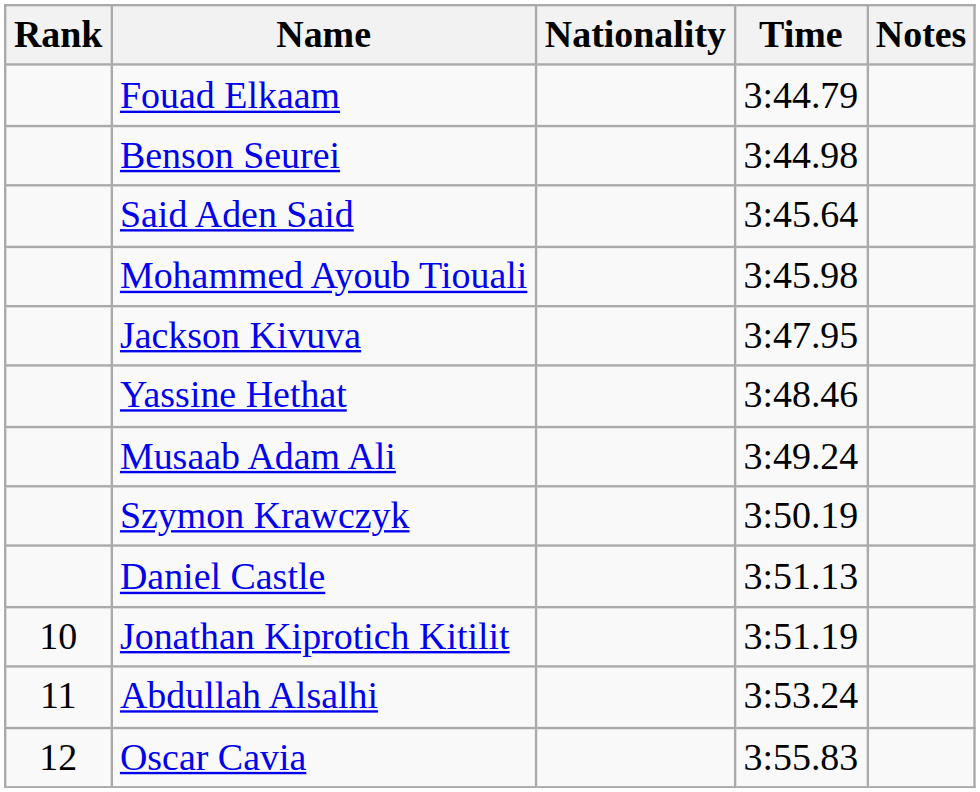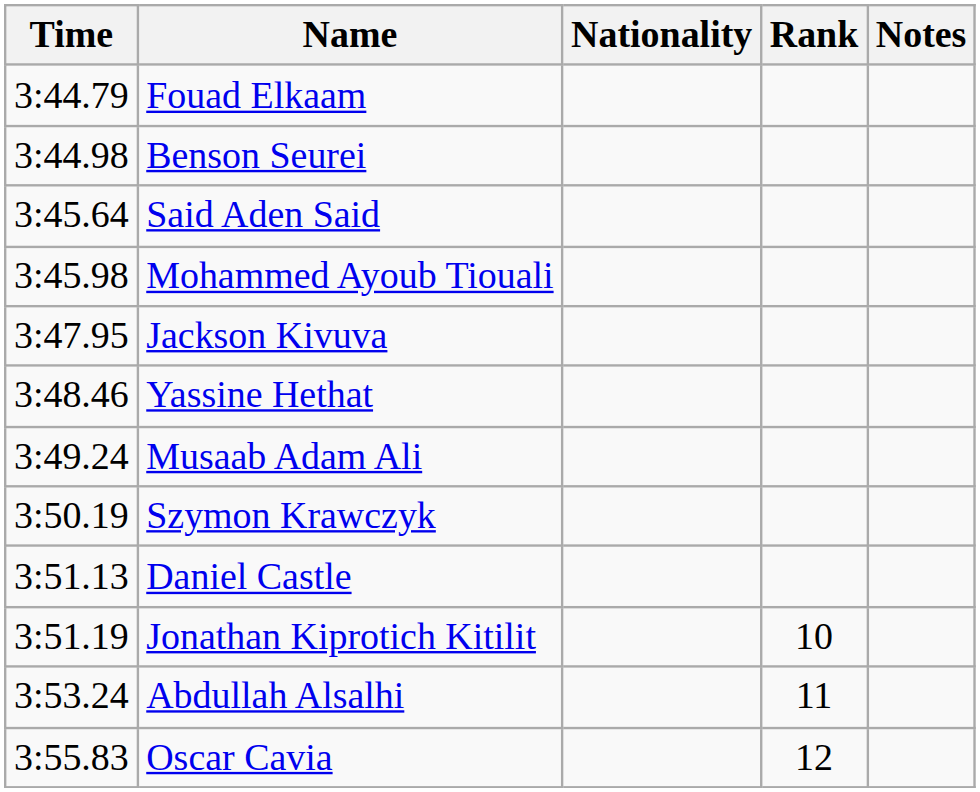columns swapped: (58, 34) <-> (801, 34)
